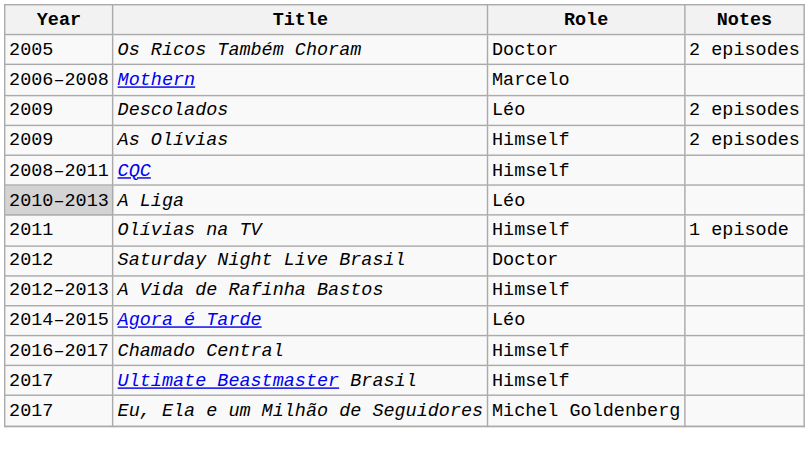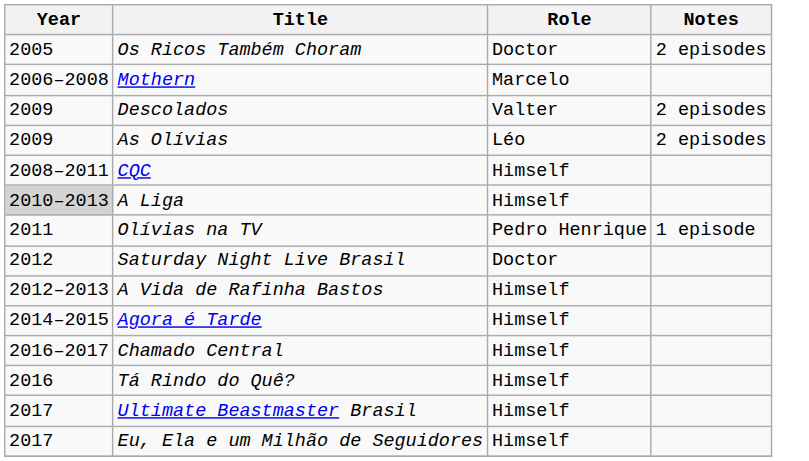(509, 110) Léo -> (525, 110) Valter
(531, 140) Himself -> (509, 140) Léo
(509, 200) Léo -> (531, 200) Himself
(531, 230) Himself -> (570, 230) Pedro Henrique
(509, 321) Léo -> (531, 321) Himself
+ row: (206, 381)
(586, 411) Michel Goldenberg -> (531, 441) Himself
